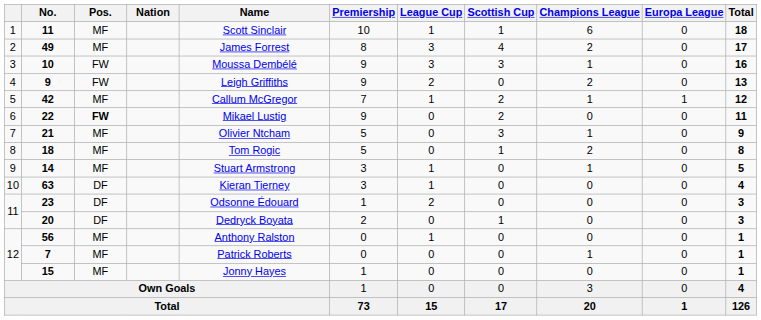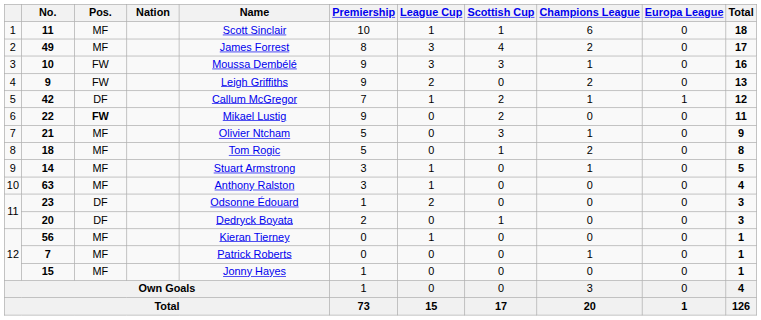(100, 99) MF -> (100, 99) DF
(100, 185) DF -> (100, 185) MF
(255, 185) Kieran Tierney -> (255, 185) Anthony Ralston
(255, 237) Anthony Ralston -> (255, 237) Kieran Tierney
